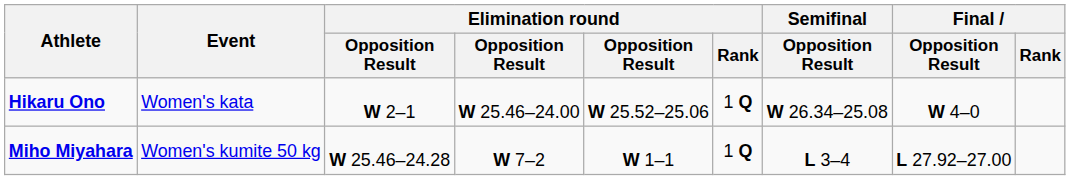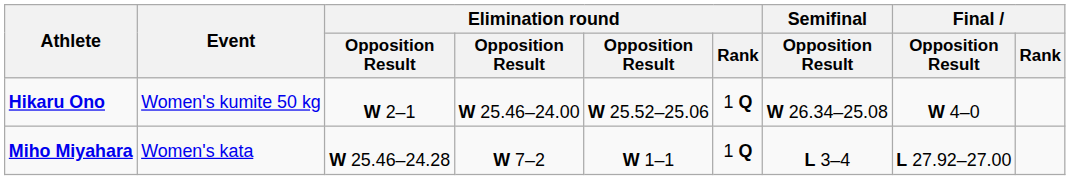(197, 102) Women's kata -> (231, 102) Women's kumite 50 kg
(231, 151) Women's kumite 50 kg -> (197, 151) Women's kata
